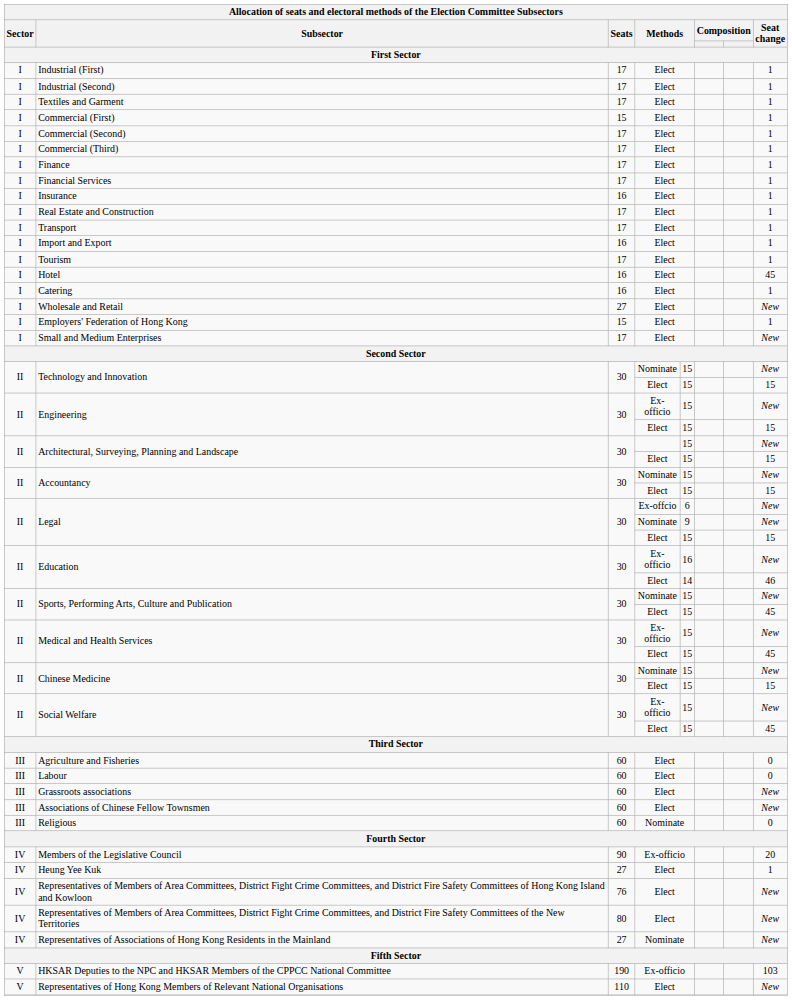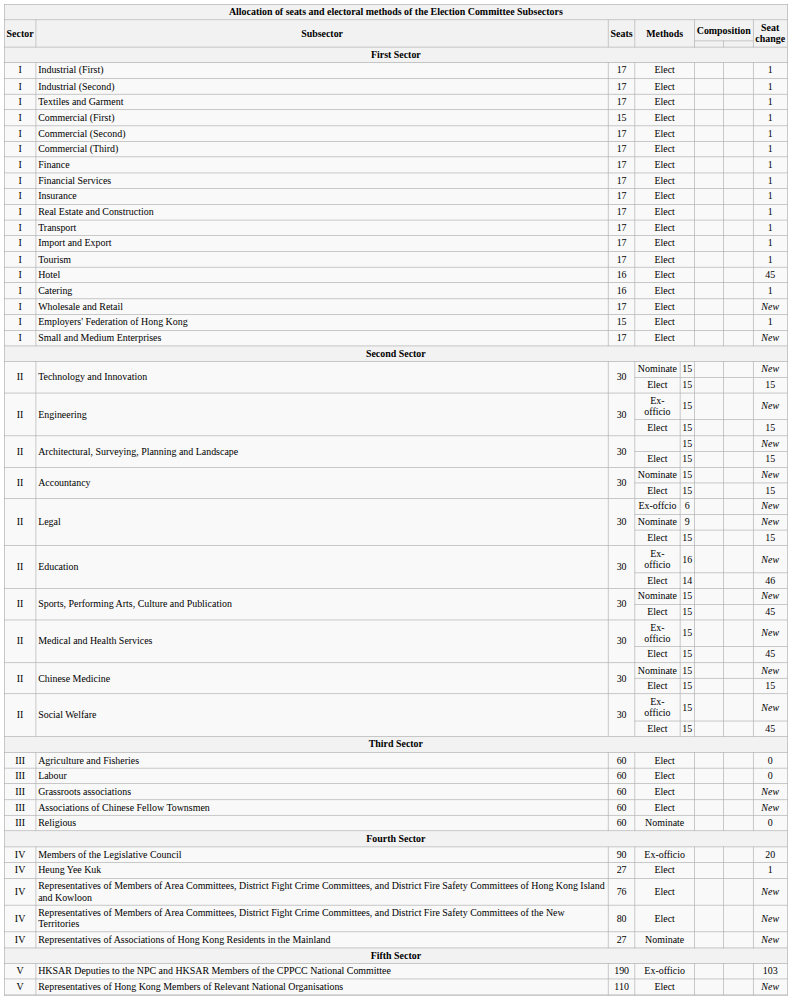(622, 196) 16 -> (622, 196) 17
(622, 243) 16 -> (622, 243) 17
(622, 306) 27 -> (622, 306) 17
